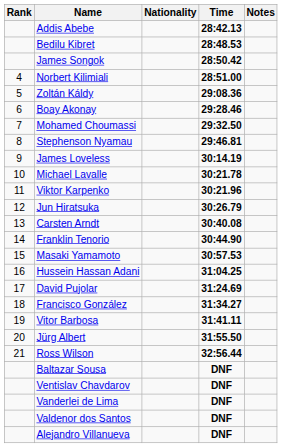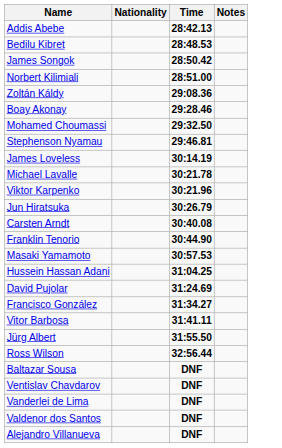- column: (19, 12)
